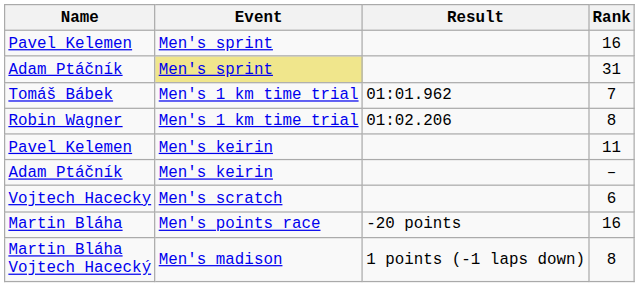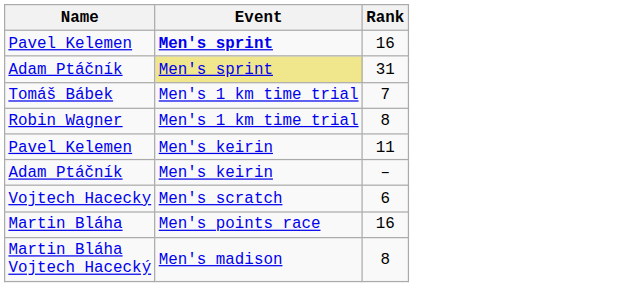- column: (476, 18)
(216, 43) normal -> (216, 43) bold
